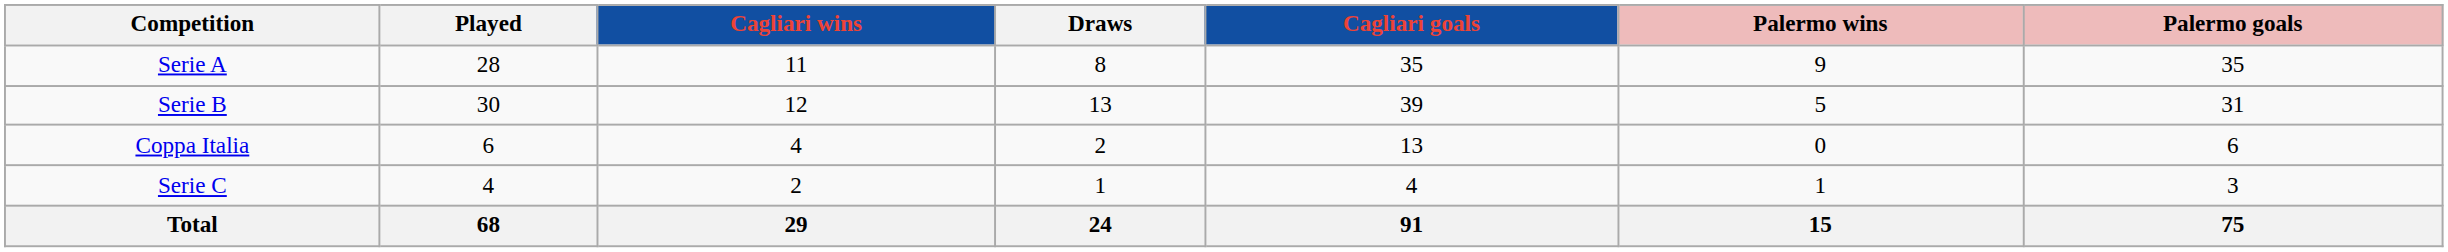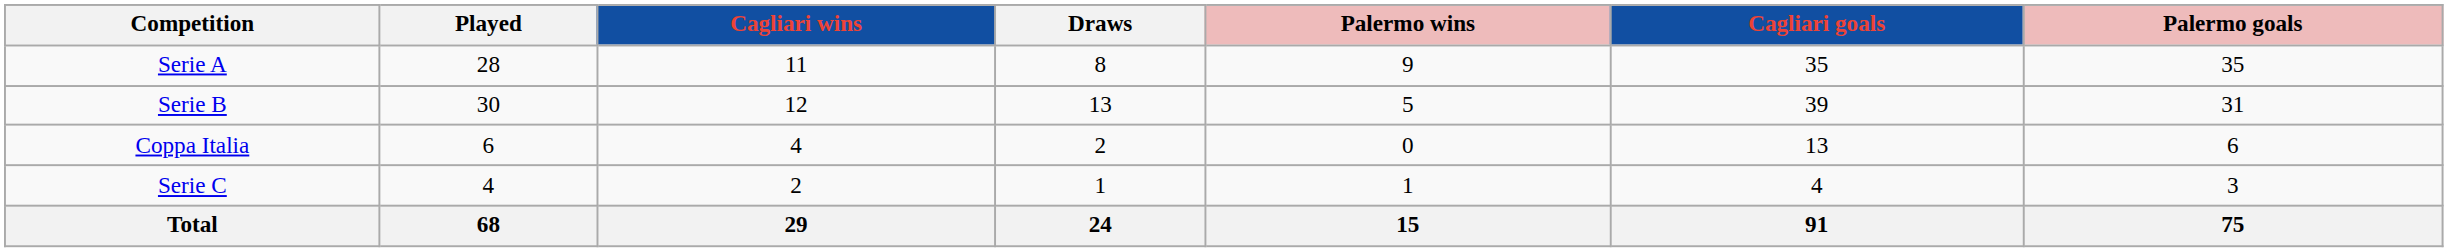columns swapped: (1820, 24) <-> (1411, 24)
